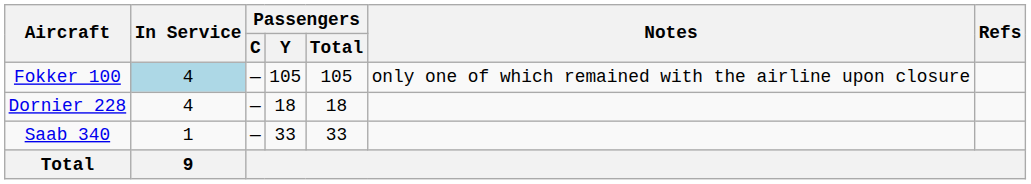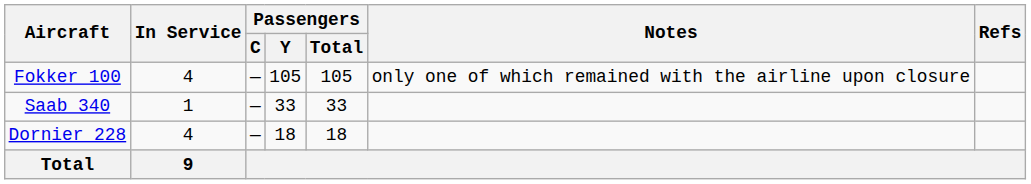(188, 77) lightblue background -> (188, 77) no background
rows swapped: (67, 135) <-> (67, 106)
